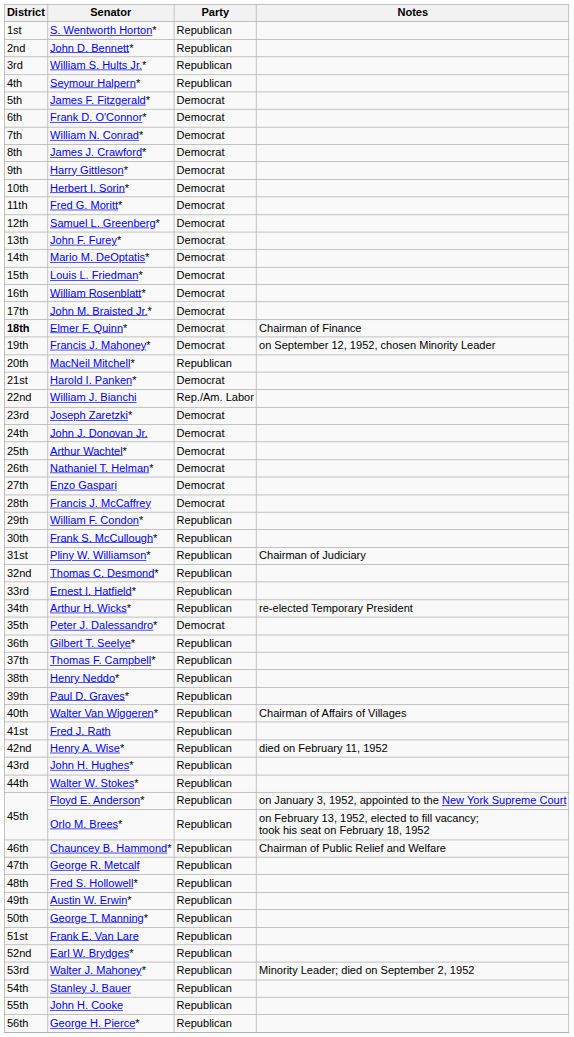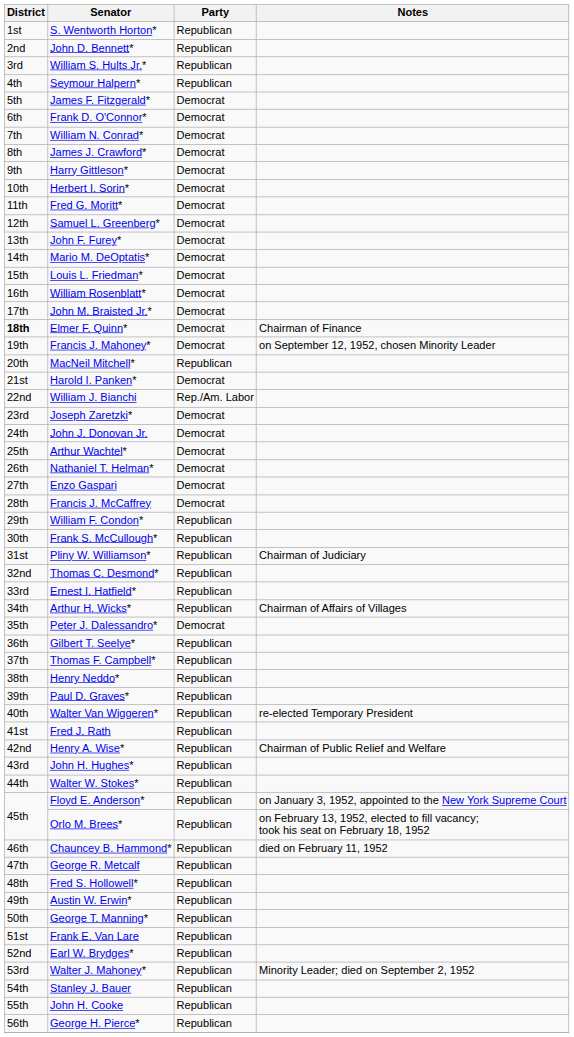(336, 608) re-elected Temporary President -> (333, 608) Chairman of Affairs of Villages
(333, 713) Chairman of Affairs of Villages -> (336, 713) re-elected Temporary President
(323, 748) died on February 11, 1952 -> (352, 748) Chairman of Public Relief and Welfare
(352, 848) Chairman of Public Relief and Welfare -> (323, 848) died on February 11, 1952
